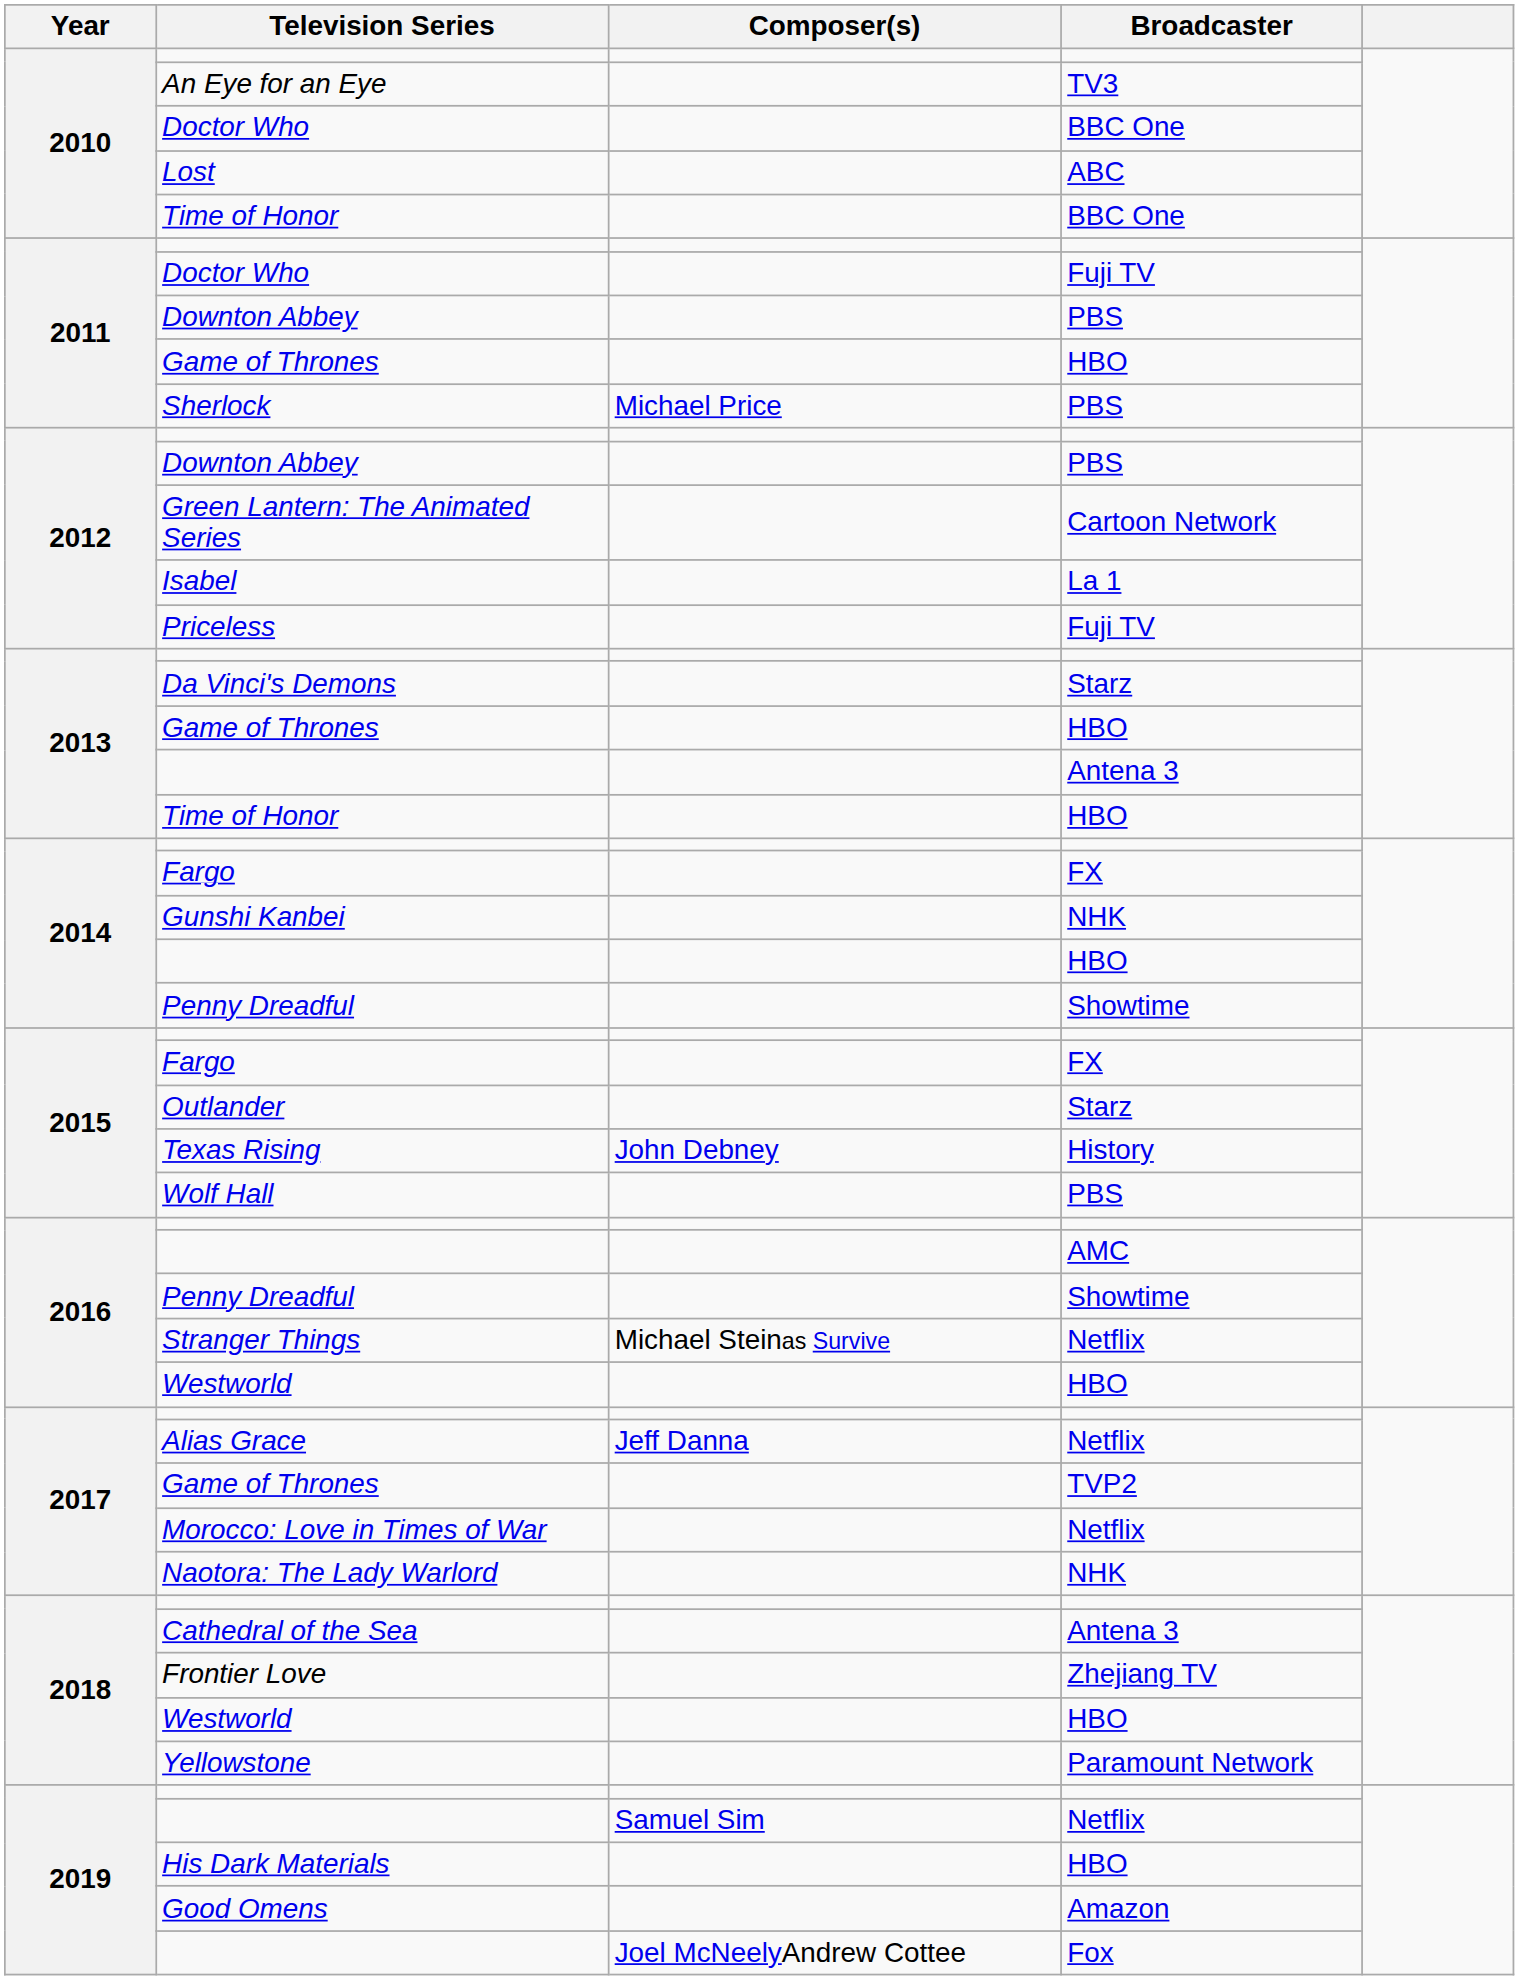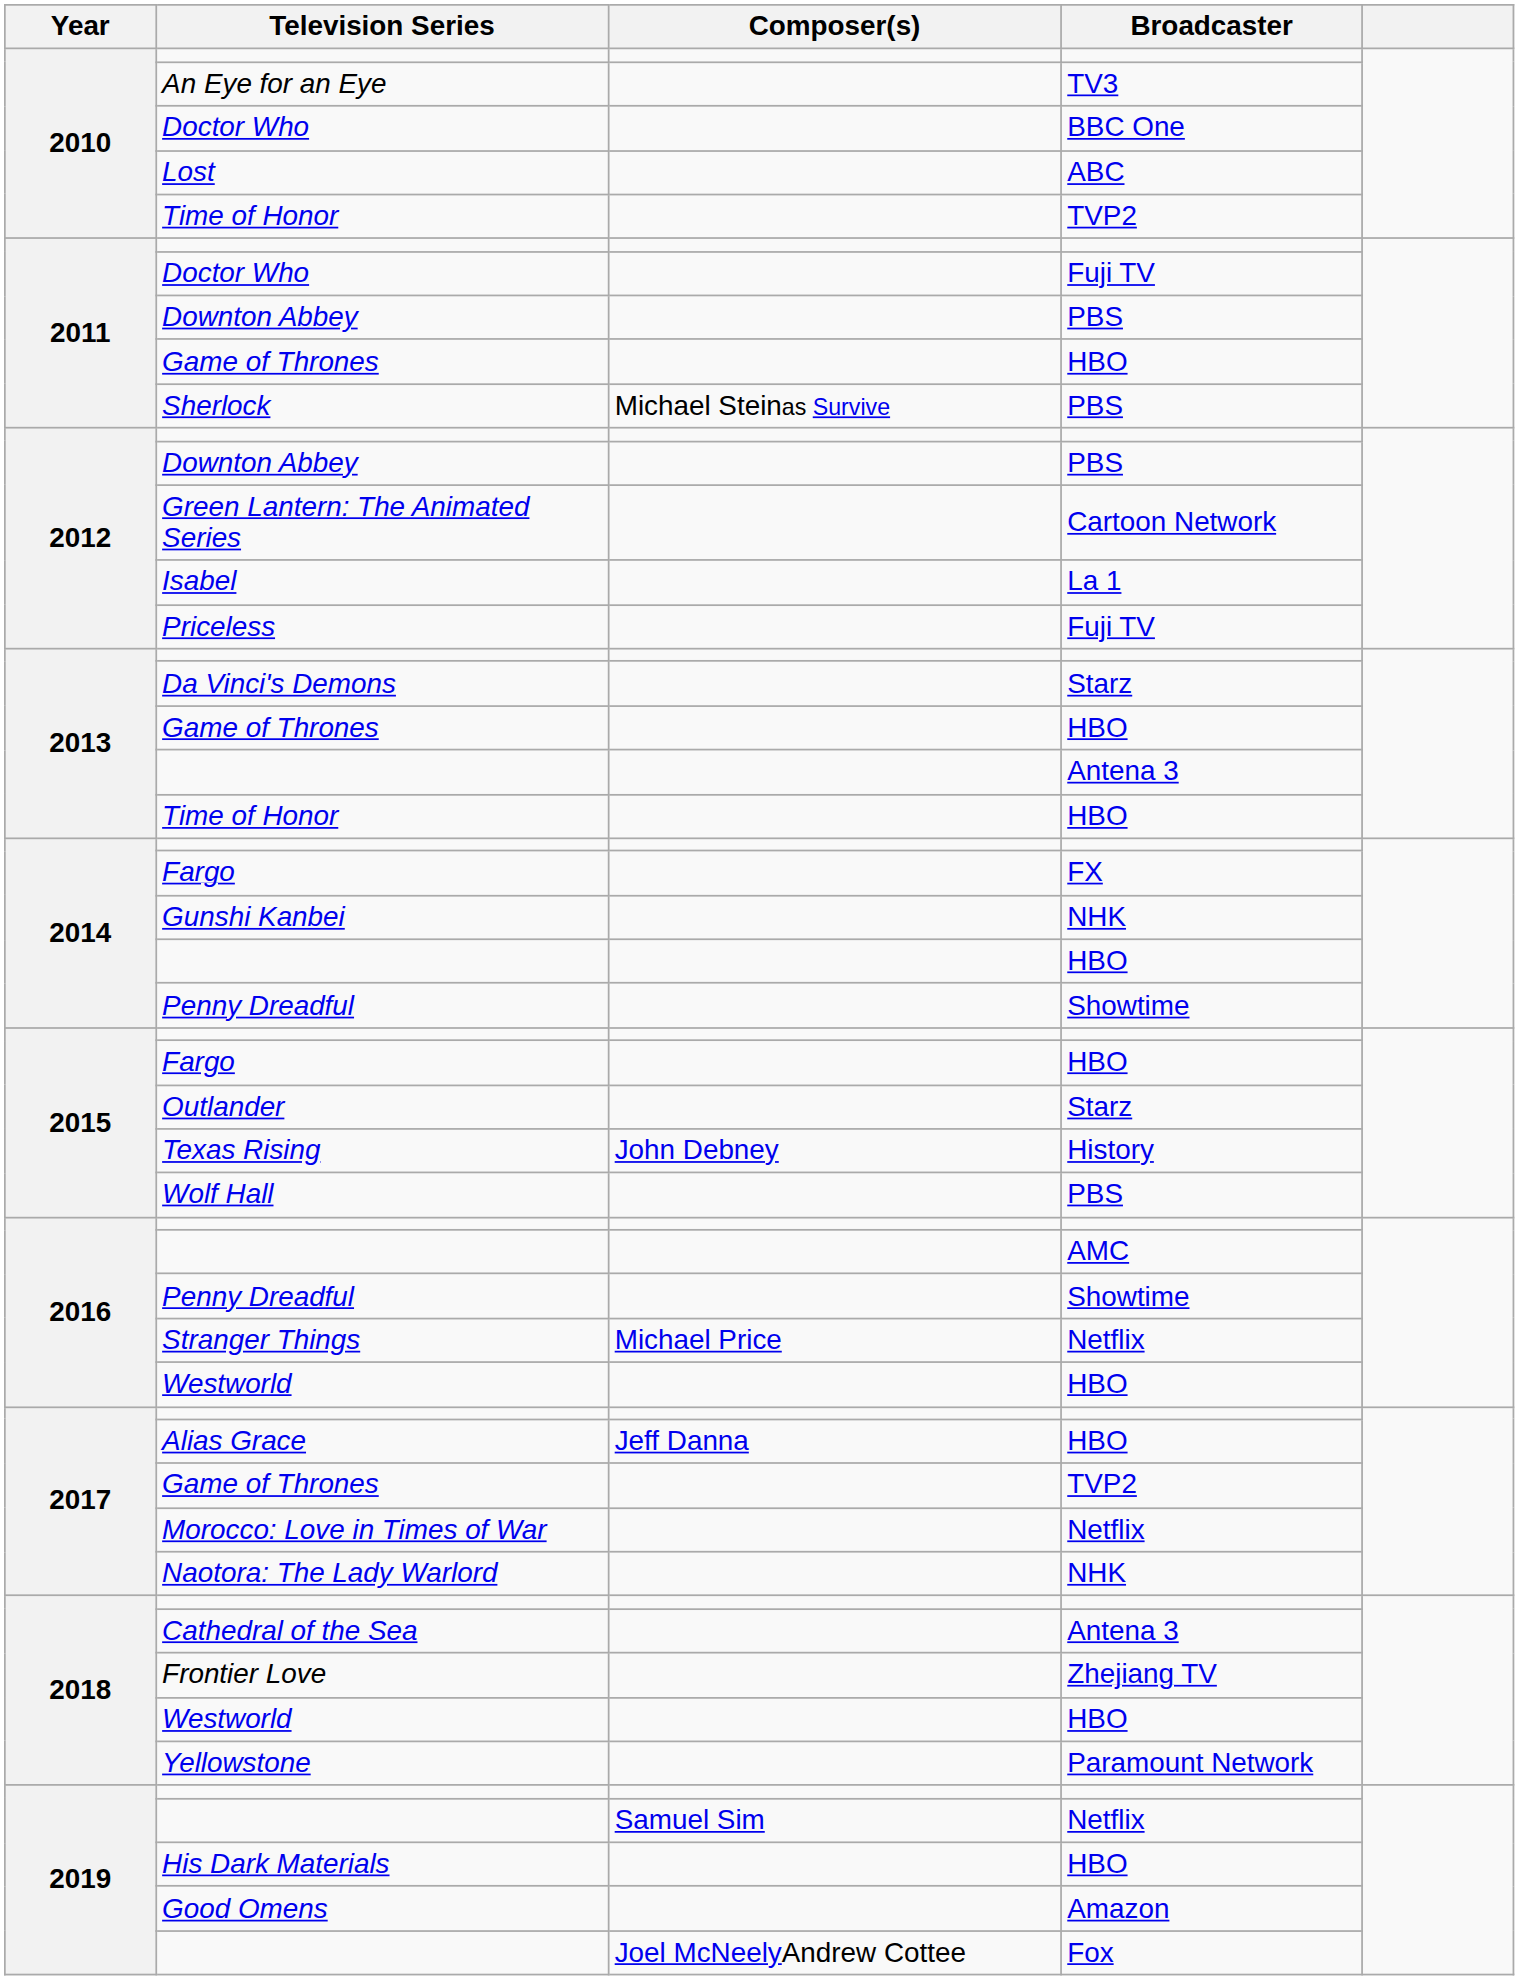(1126, 216) BBC One -> (1102, 216) TVP2
(698, 405) Michael Price -> (752, 405) Michael Steinas Survive
(1085, 1062) FX -> (1097, 1062) HBO
(752, 1339) Michael Steinas Survive -> (698, 1339) Michael Price
(1106, 1440) Netflix -> (1097, 1440) HBO
